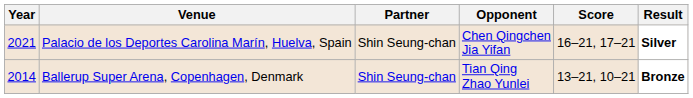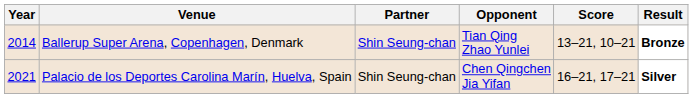rows swapped: (173, 77) <-> (197, 42)
